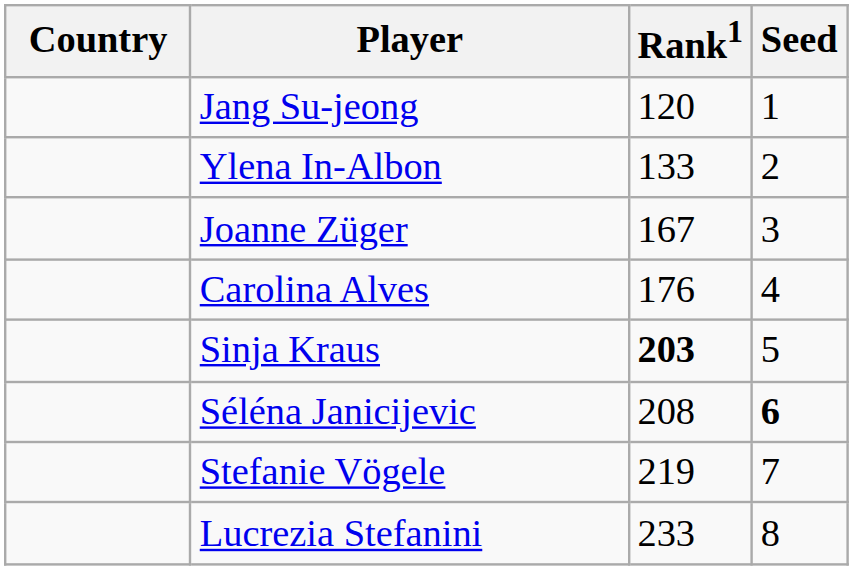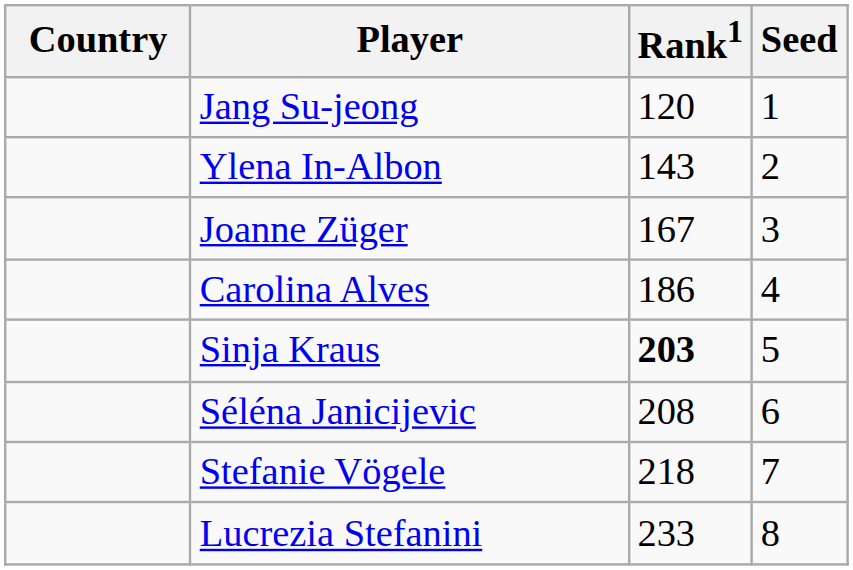(666, 167) 133 -> (666, 167) 143
(666, 288) 176 -> (666, 288) 186
(770, 410) bold -> (770, 410) normal
(666, 471) 219 -> (666, 471) 218
